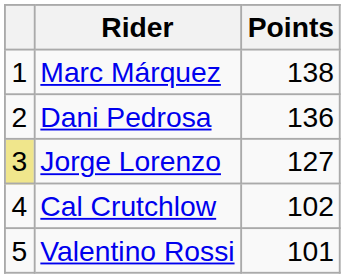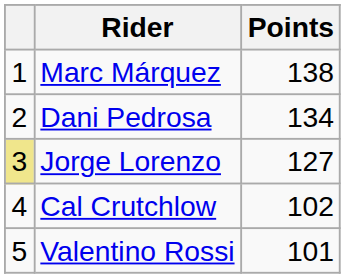(310, 117) 136 -> (310, 117) 134
